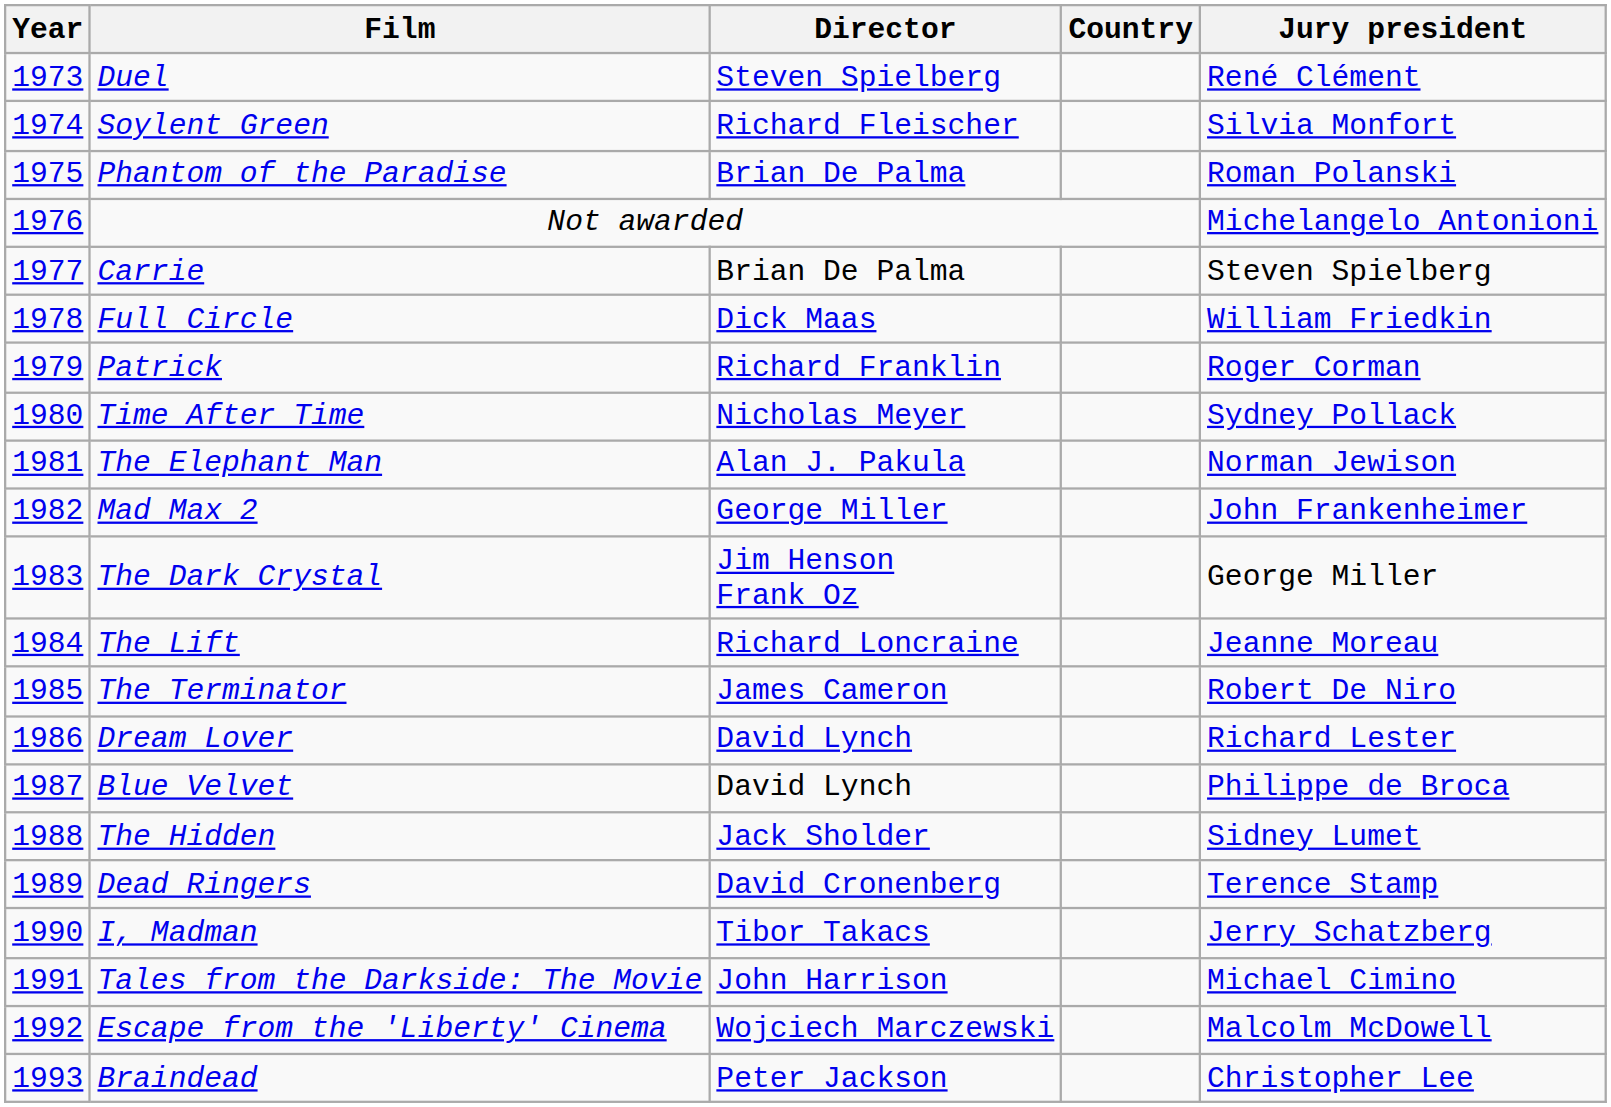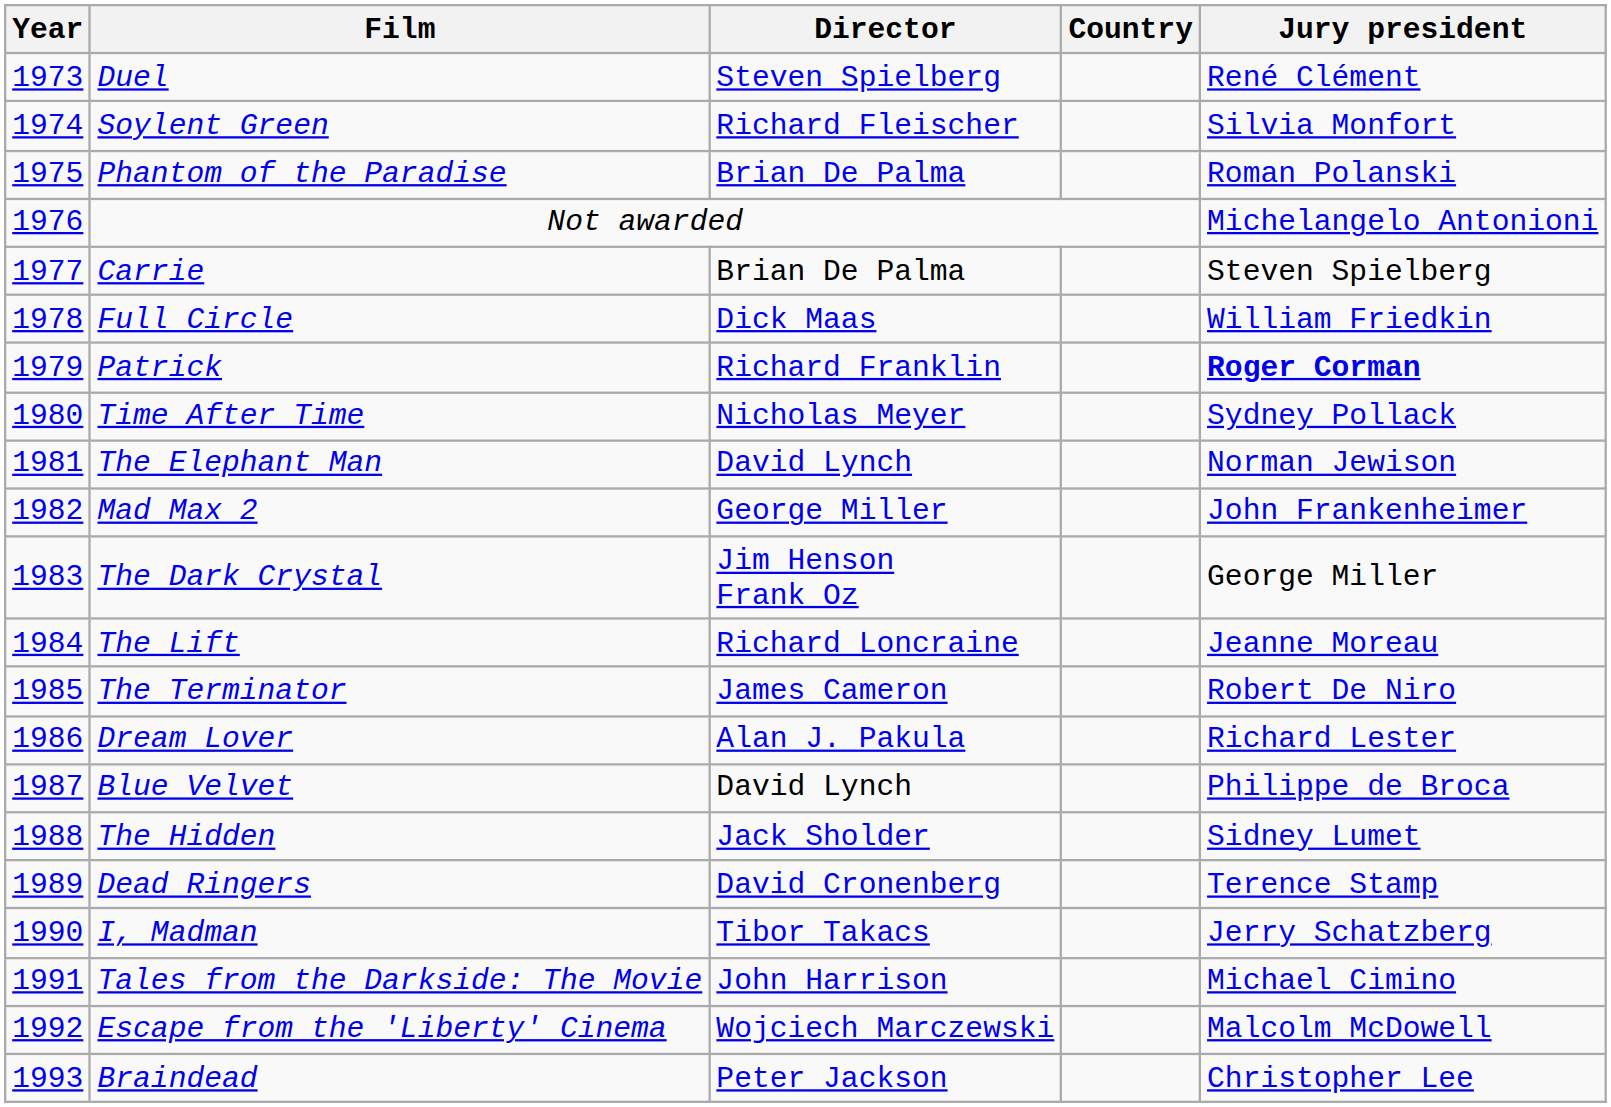(1314, 367) normal -> (1314, 367) bold
(841, 464) Alan J. Pakula -> (814, 464) David Lynch
(814, 740) David Lynch -> (841, 740) Alan J. Pakula
